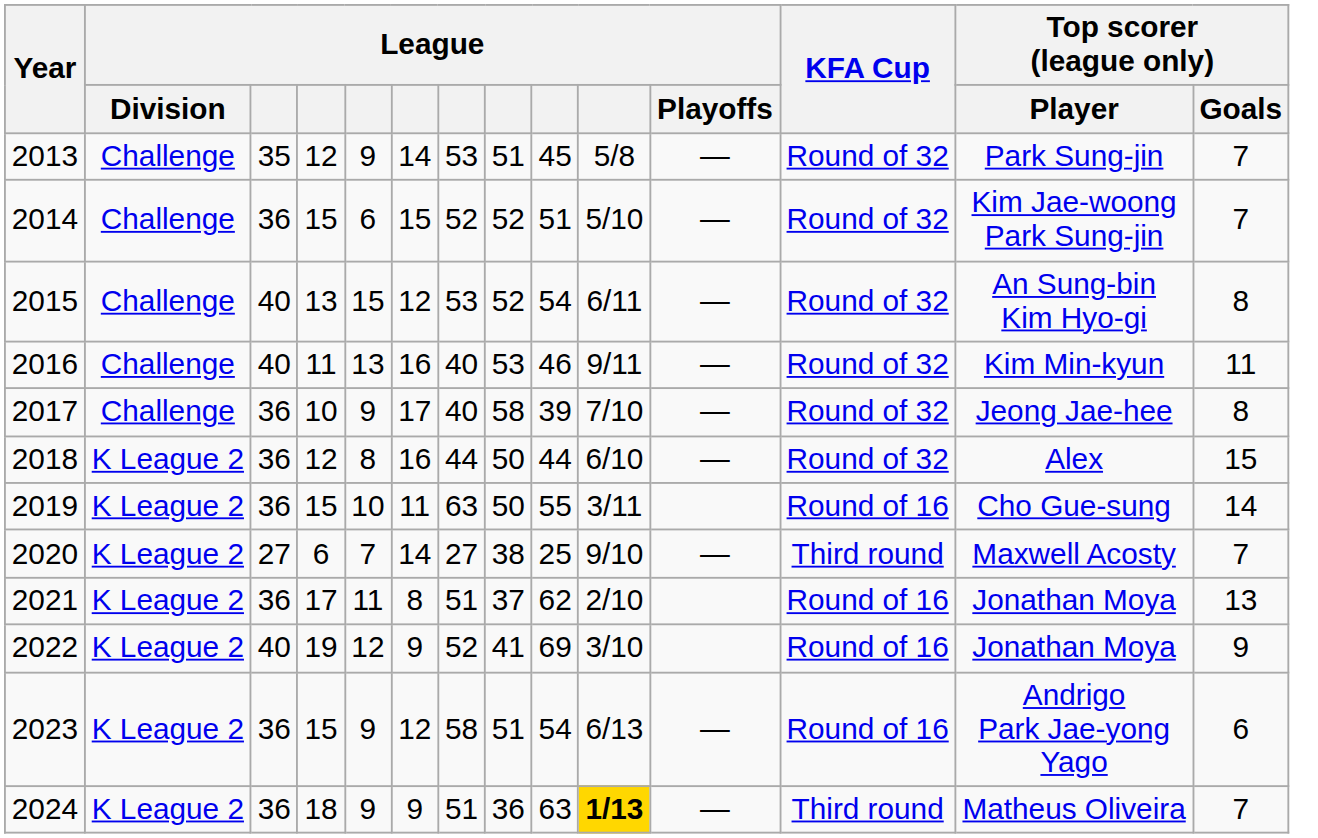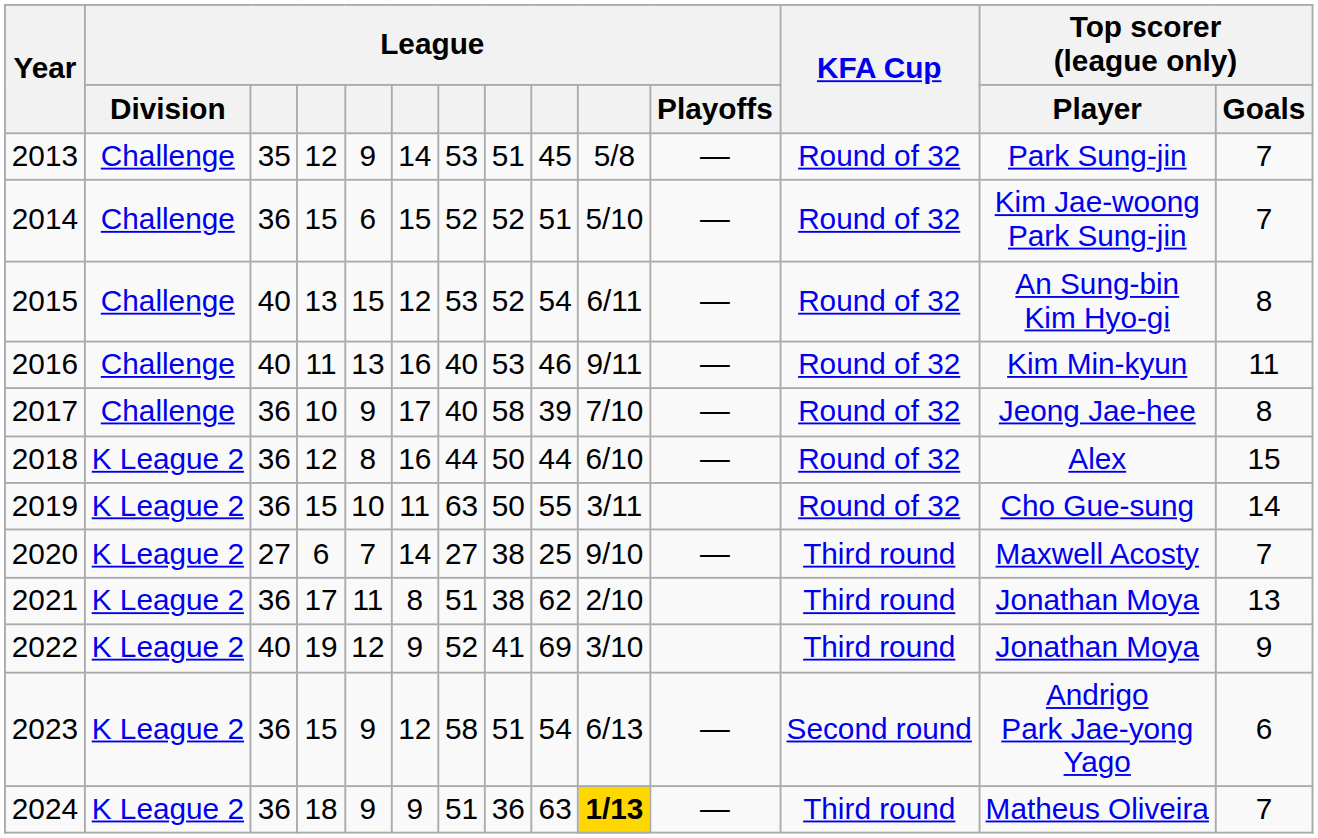(868, 506) Round of 16 -> (879, 506) Round of 32
(508, 600) 37 -> (508, 600) 38
(868, 600) Round of 16 -> (879, 600) Third round
(868, 647) Round of 16 -> (879, 647) Third round
(868, 728) Round of 16 -> (879, 728) Second round
